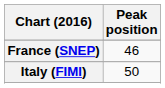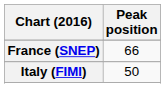(132, 51) 46 -> (132, 51) 66
